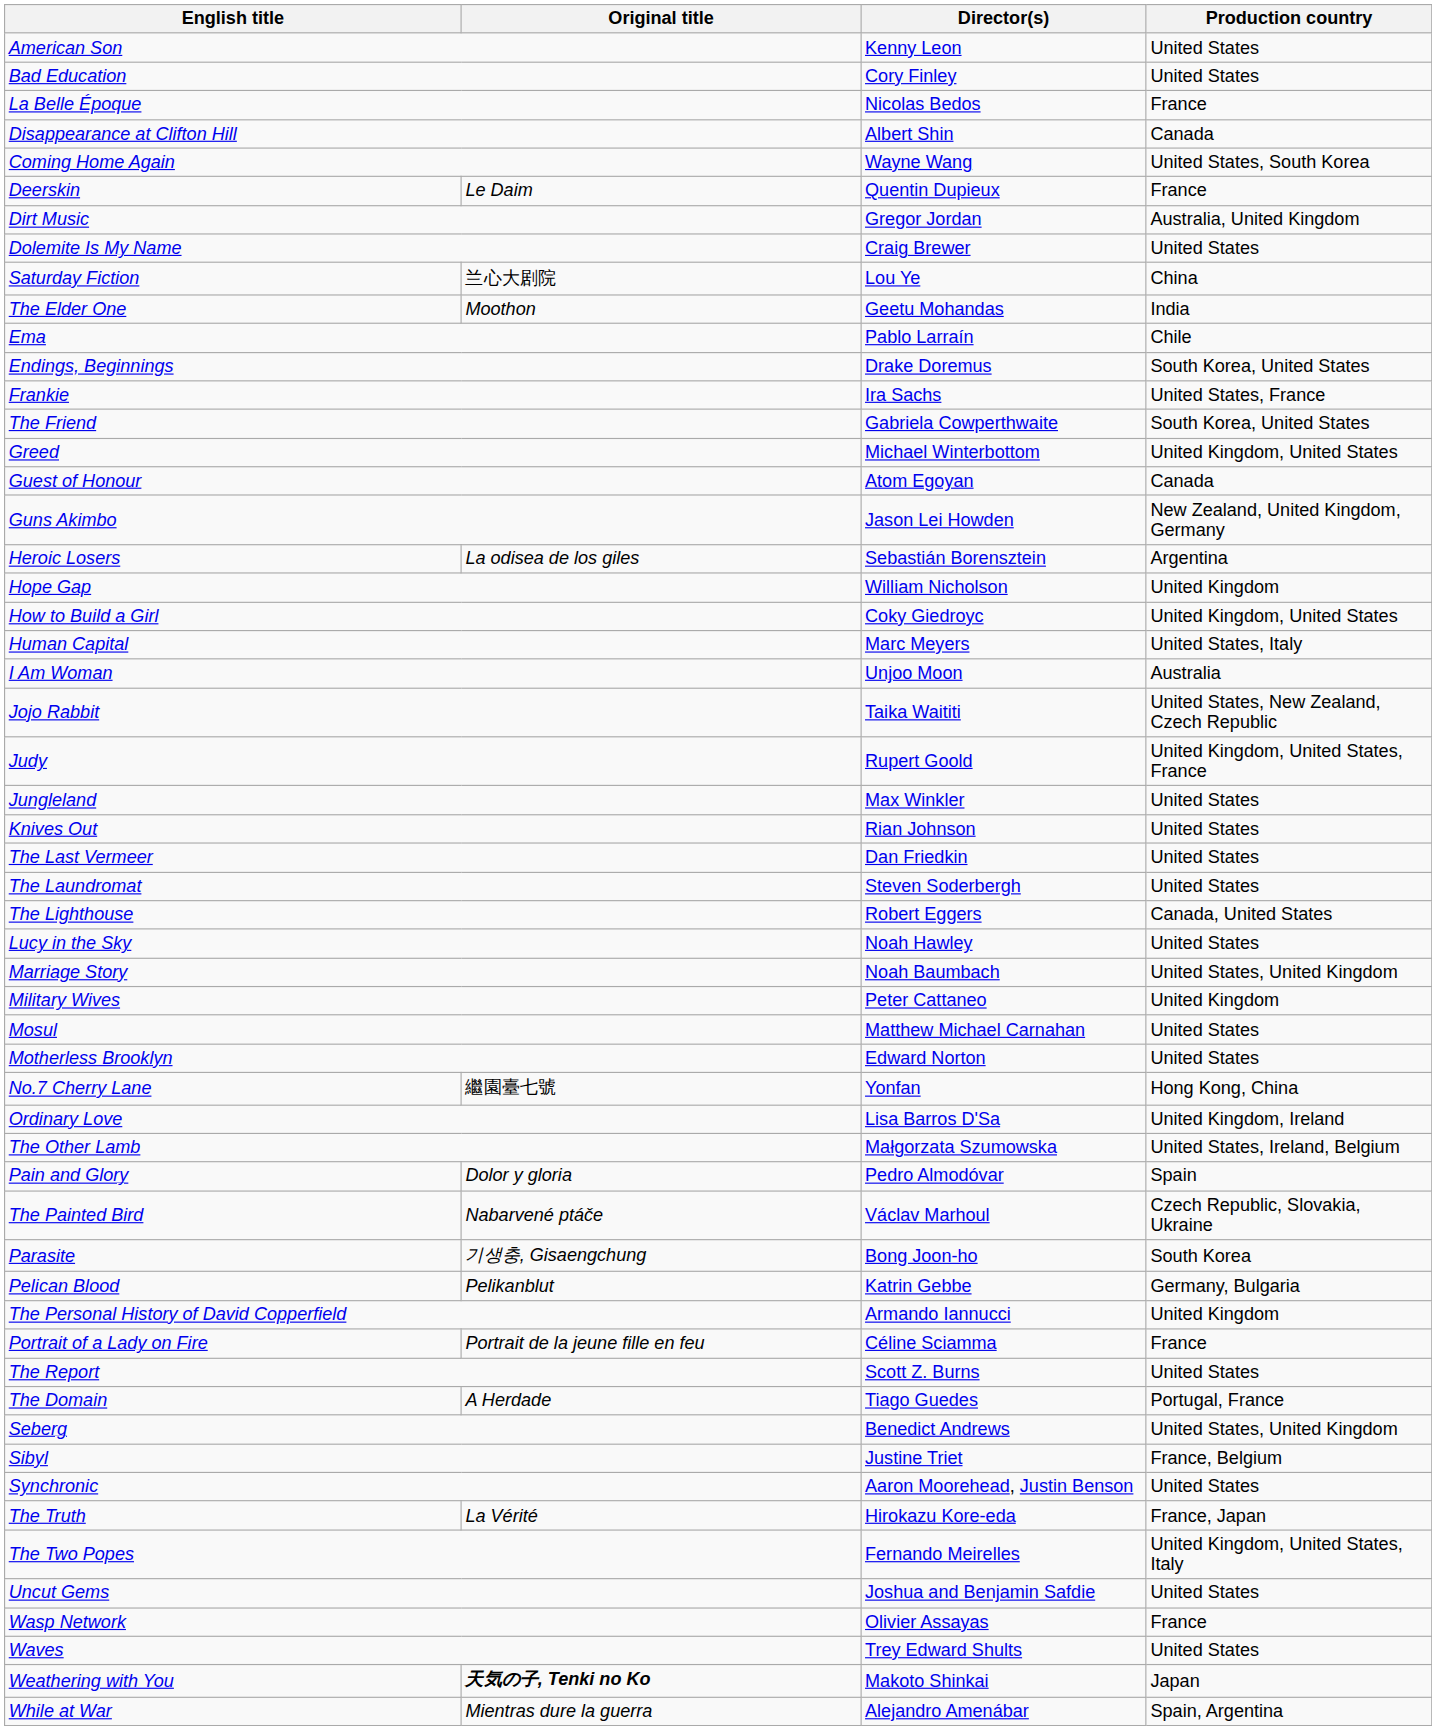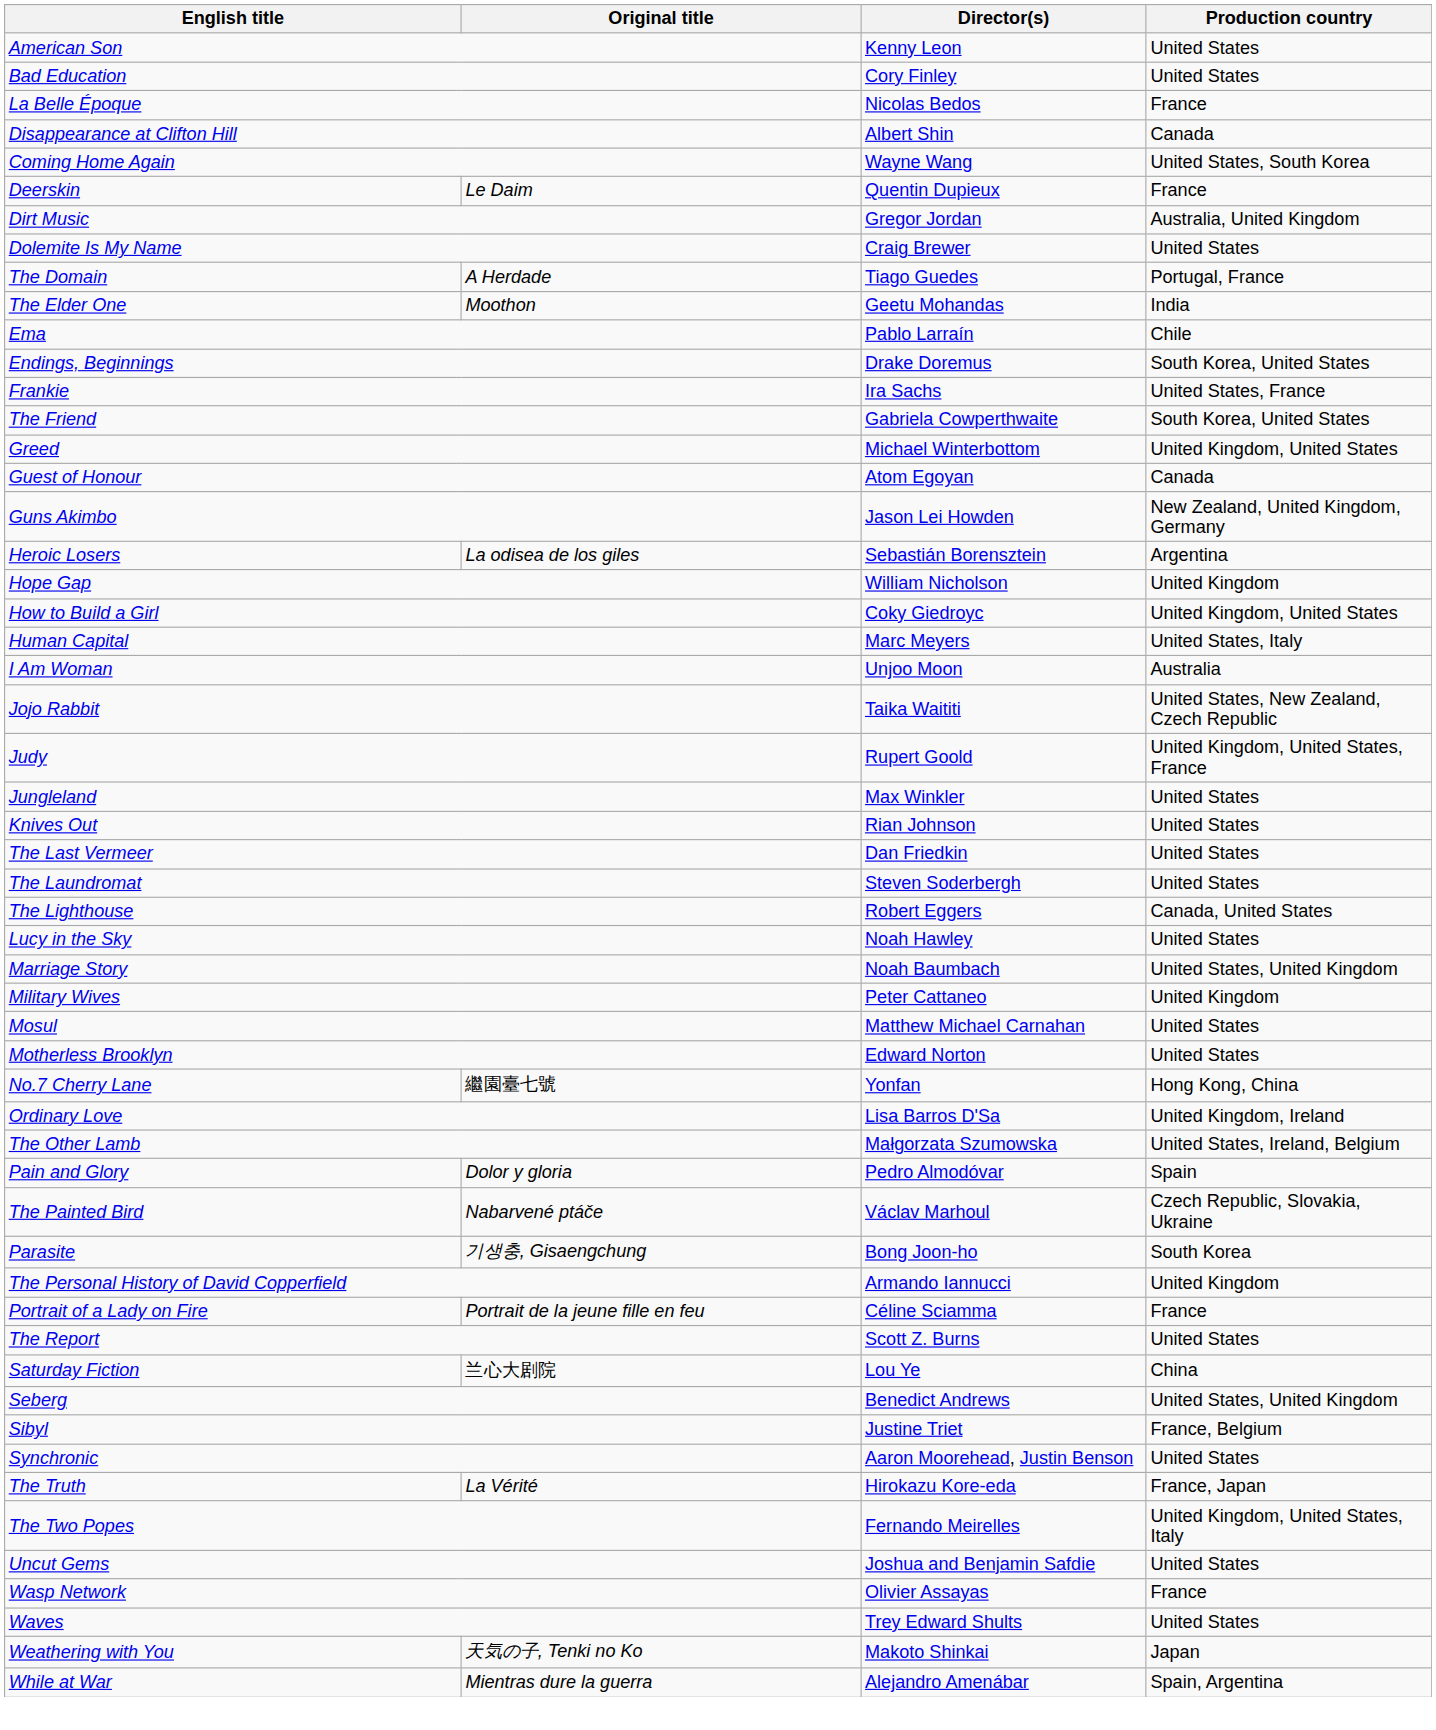rows swapped: (58, 1400) <-> (74, 278)
- row: (64, 1285)
(558, 1680) bold -> (554, 1651) normal
